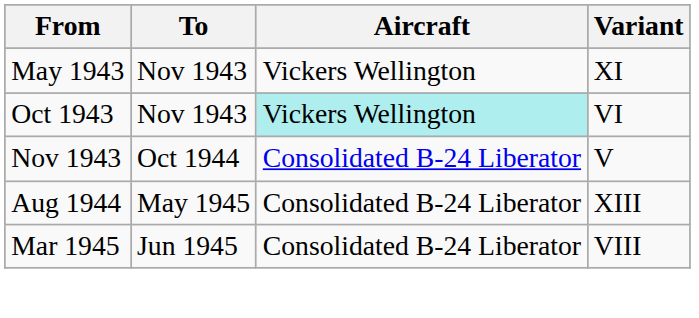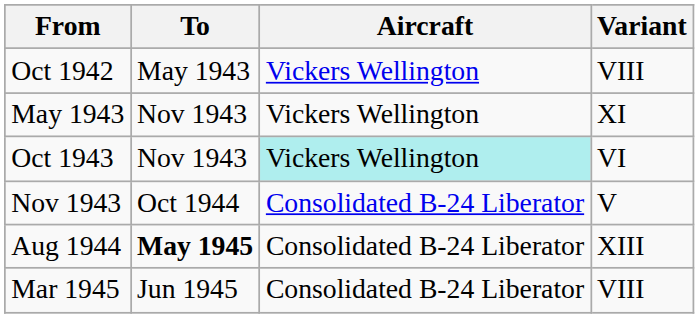+ row: (62, 70)
(194, 202) normal -> (195, 245) bold
